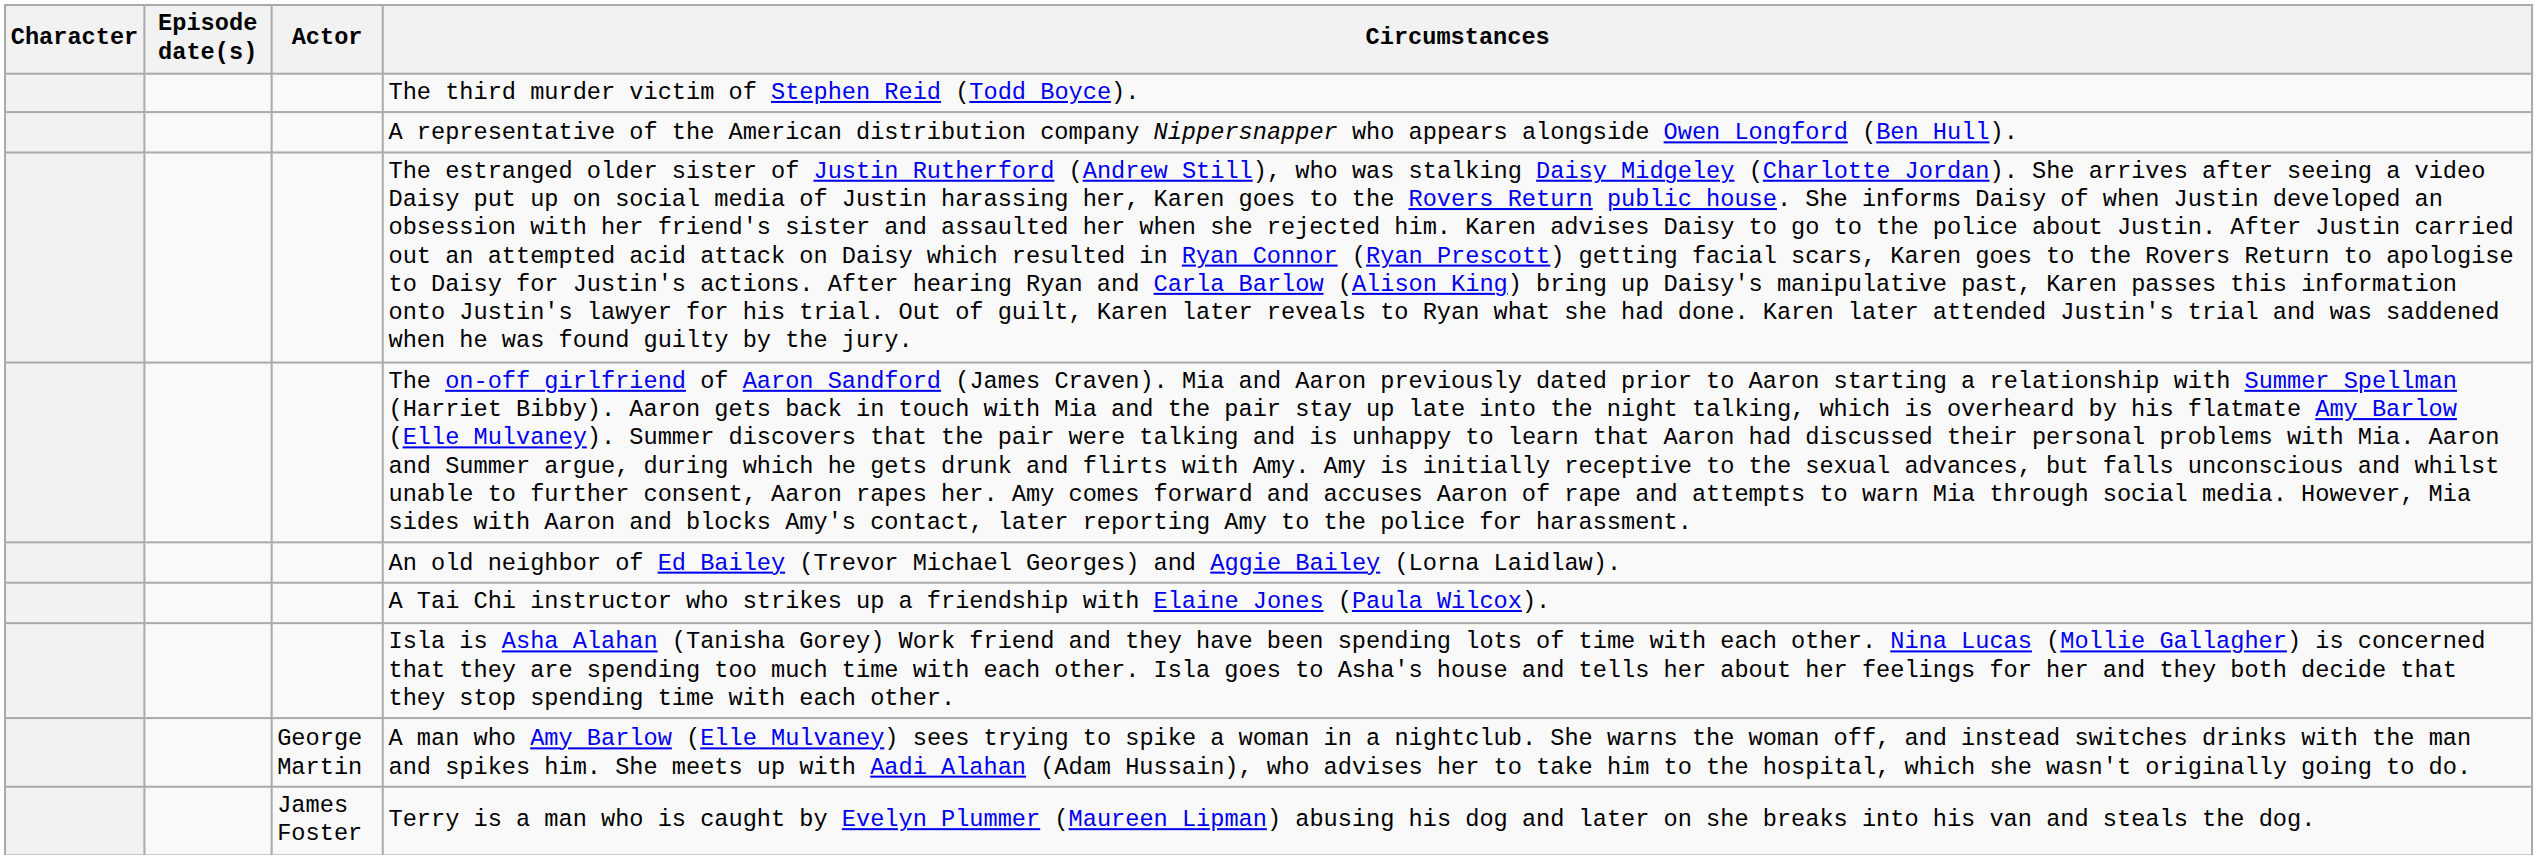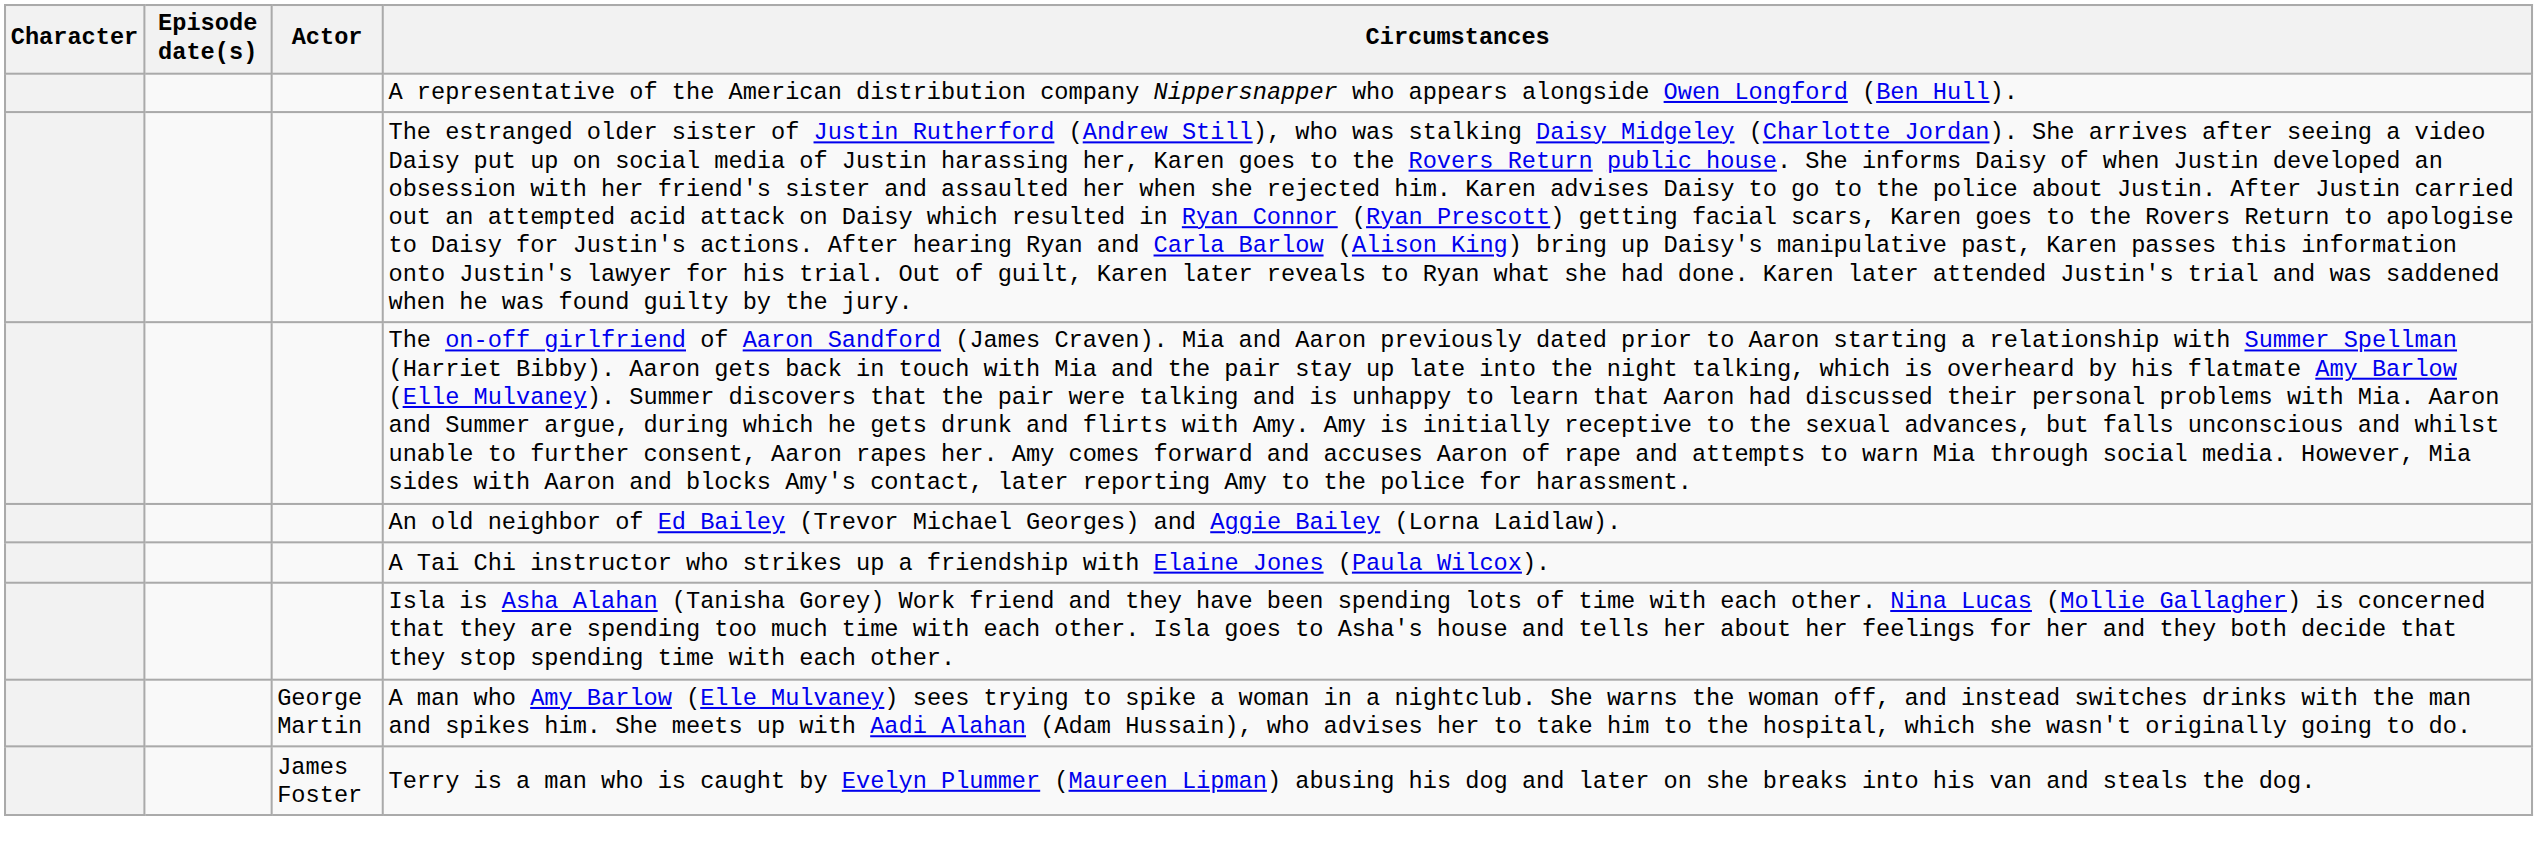- row: (764, 93)
